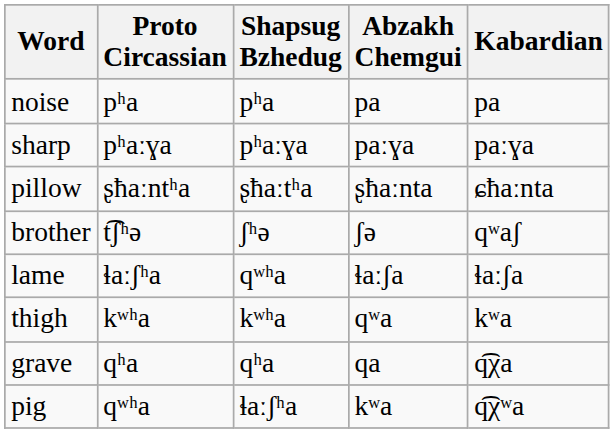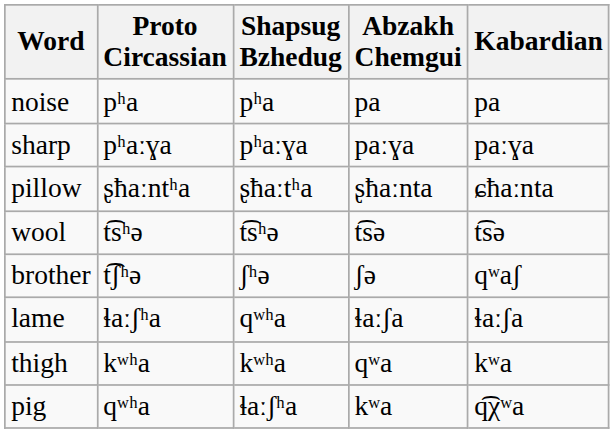+ row: (39, 231)
- row: (42, 362)
